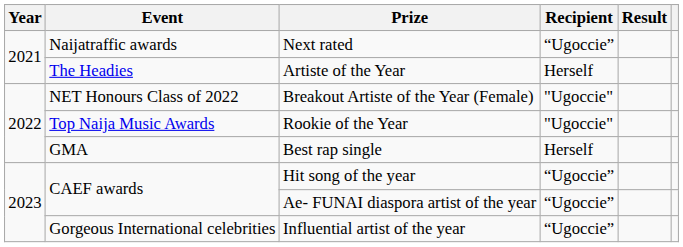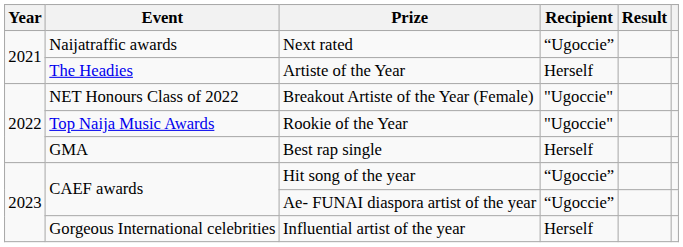(579, 228) “Ugoccie” -> (568, 228) Herself
